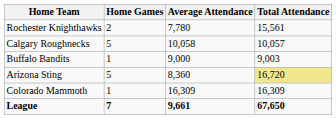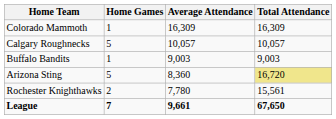rows swapped: (47, 91) <-> (54, 28)
(181, 43) 10,058 -> (181, 43) 10,057
(179, 59) 9,000 -> (179, 59) 9,003
